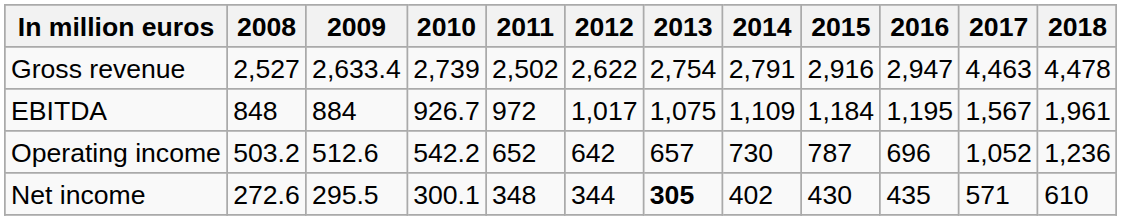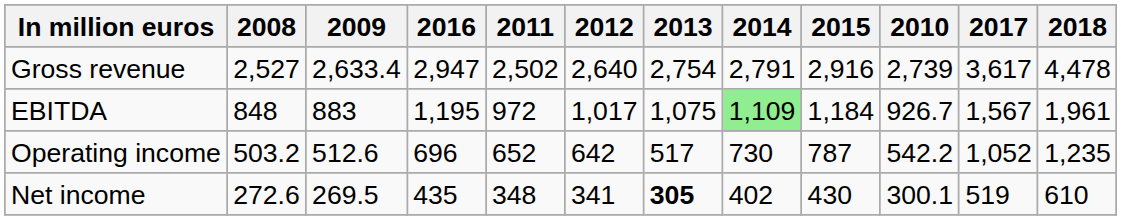columns swapped: (446, 26) <-> (920, 26)
(604, 68) 2,622 -> (604, 68) 2,640
(999, 68) 4,463 -> (999, 68) 3,617
(334, 110) 884 -> (334, 110) 883
(762, 110) no background -> (762, 110) lightgreen background
(672, 152) 657 -> (672, 152) 517
(1078, 152) 1,236 -> (1078, 152) 1,235
(345, 195) 295.5 -> (345, 195) 269.5
(593, 195) 344 -> (593, 195) 341
(988, 195) 571 -> (988, 195) 519
